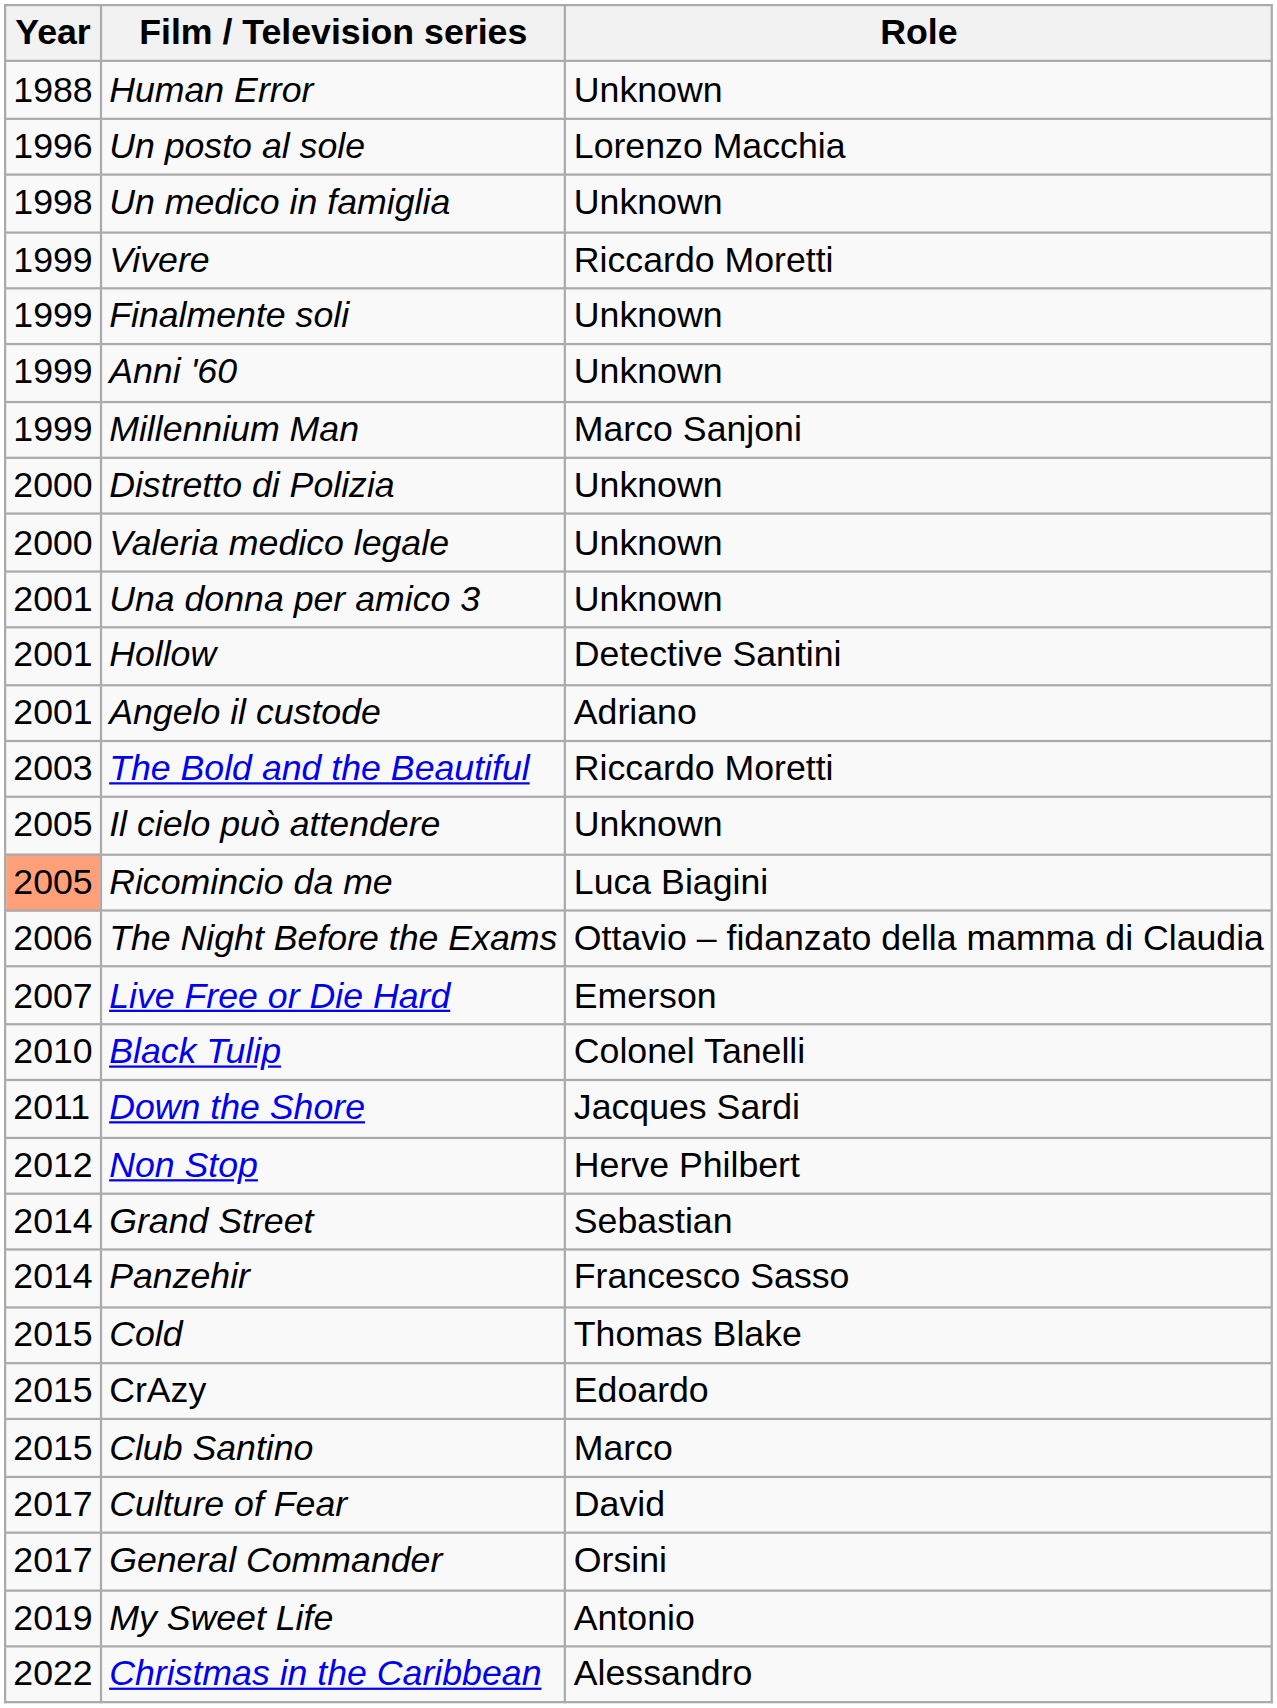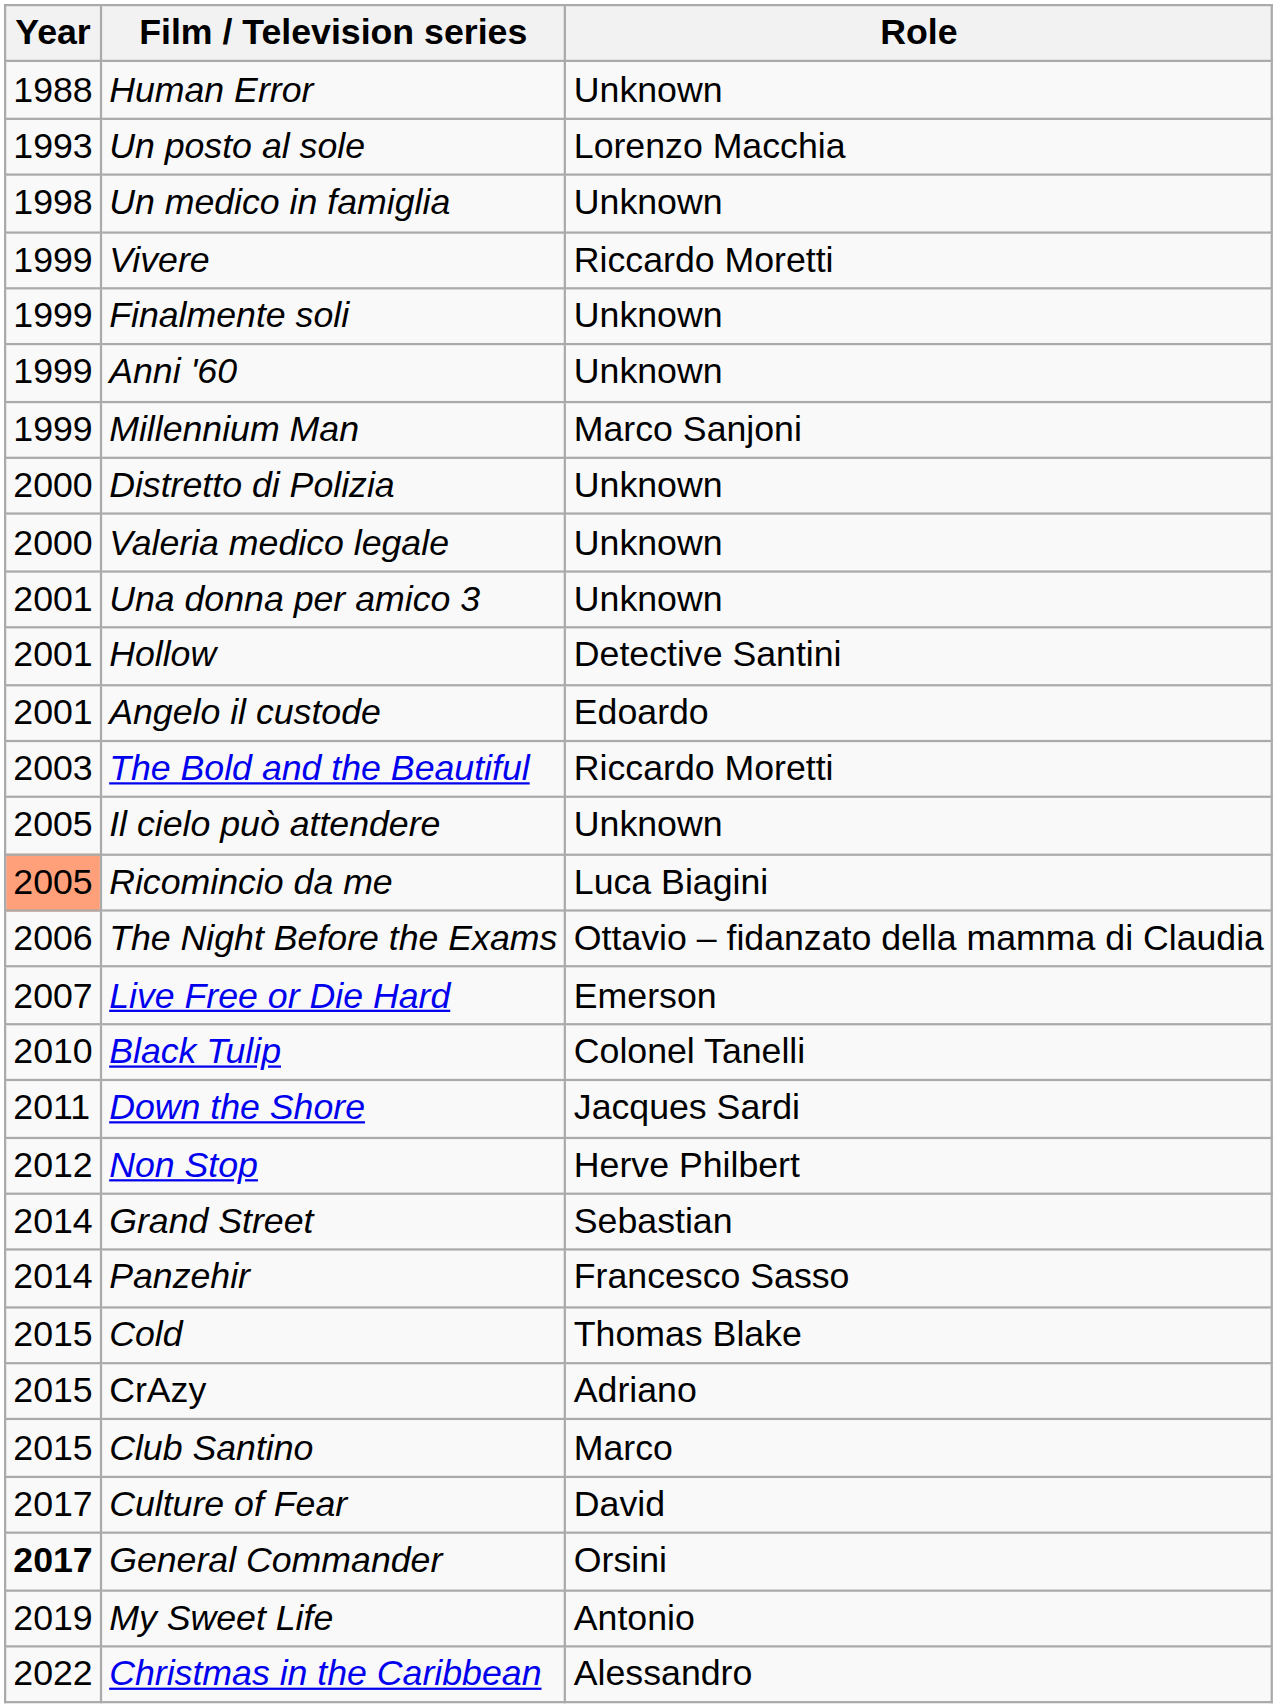(53, 145) 1996 -> (53, 145) 1993
(635, 711) Adriano -> (641, 711) Edoardo
(641, 1390) Edoardo -> (635, 1390) Adriano
(53, 1560) normal -> (53, 1560) bold
